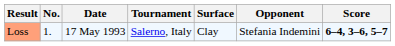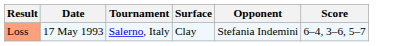- column: (51, 13)
(357, 31) bold -> (335, 31) normal
